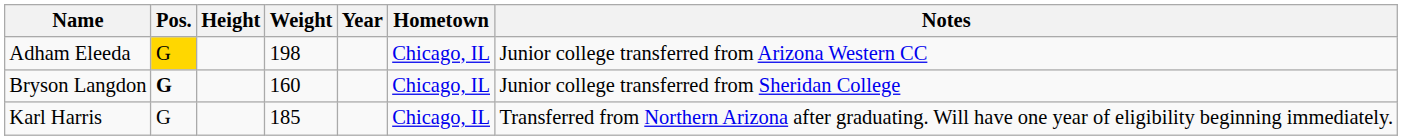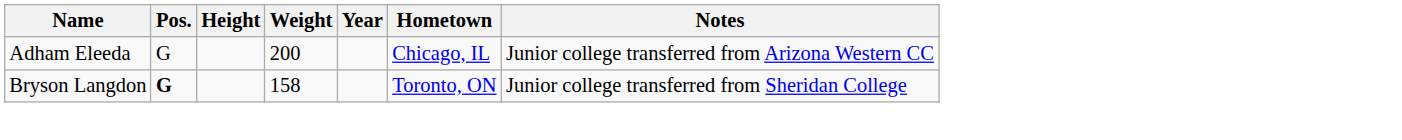(163, 53) gold background -> (163, 53) no background
(285, 53) 198 -> (285, 53) 200
(285, 85) 160 -> (285, 85) 158
(441, 85) Chicago, IL -> (444, 85) Toronto, ON
- row: (56, 118)
